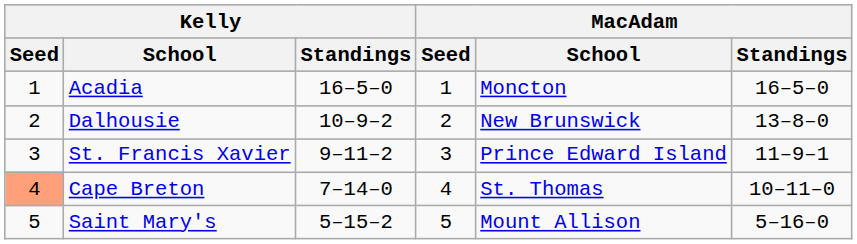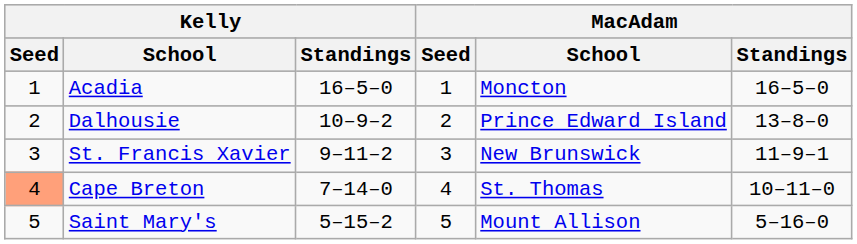(560, 122) New Brunswick -> (604, 122) Prince Edward Island
(604, 155) Prince Edward Island -> (560, 155) New Brunswick
